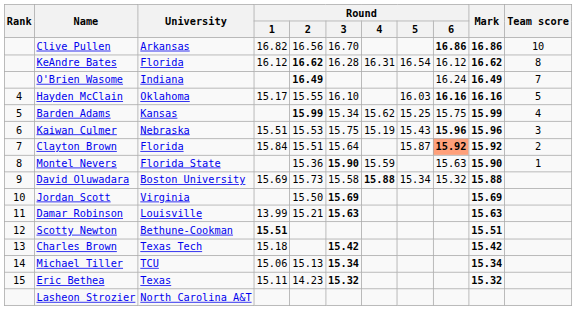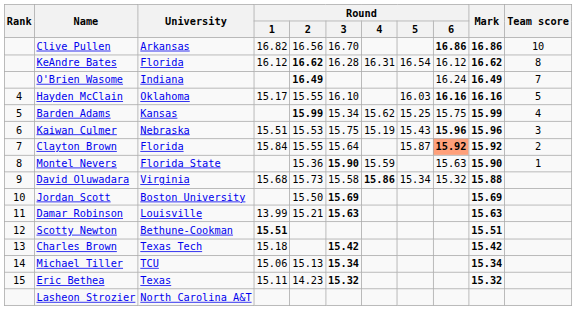(308, 147) 15.51 -> (308, 147) 15.55
(193, 180) Boston University -> (165, 180) Virginia
(272, 180) 15.69 -> (272, 180) 15.68
(379, 180) 15.88 -> (379, 180) 15.86
(165, 197) Virginia -> (193, 197) Boston University
